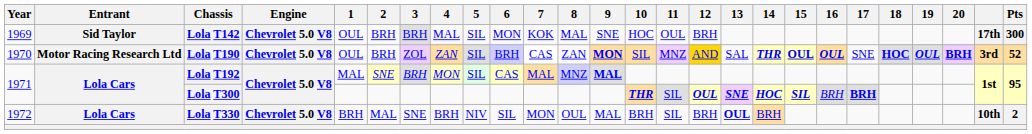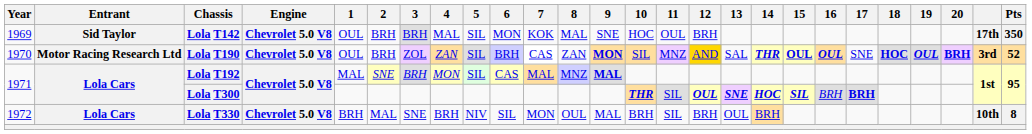(1015, 34) 300 -> (1014, 34) 350
(737, 114) bold -> (736, 114) normal
(1015, 114) 2 -> (1014, 114) 8
